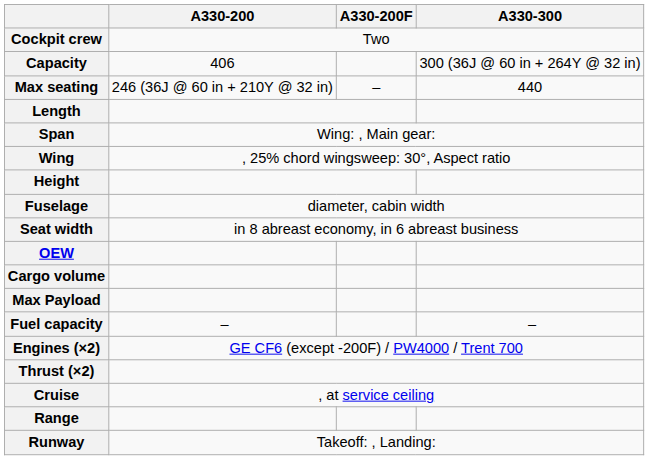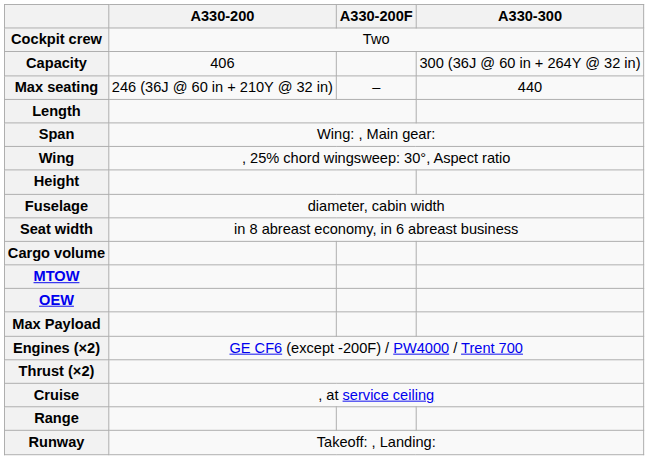rows swapped: (56, 276) <-> (56, 252)
+ row: (56, 276)
- row: (56, 323)
